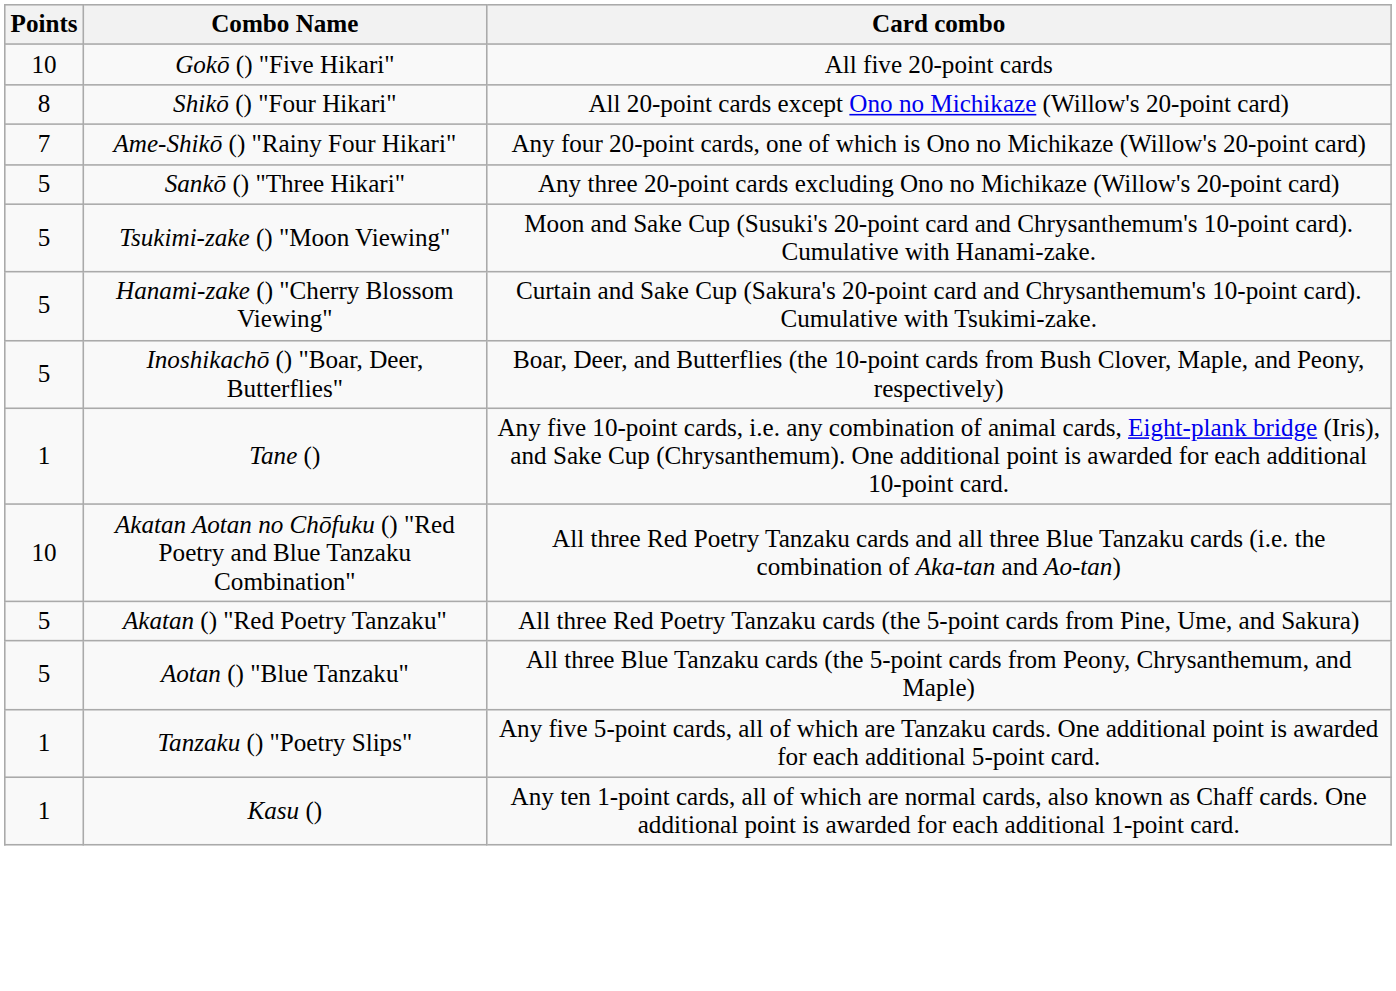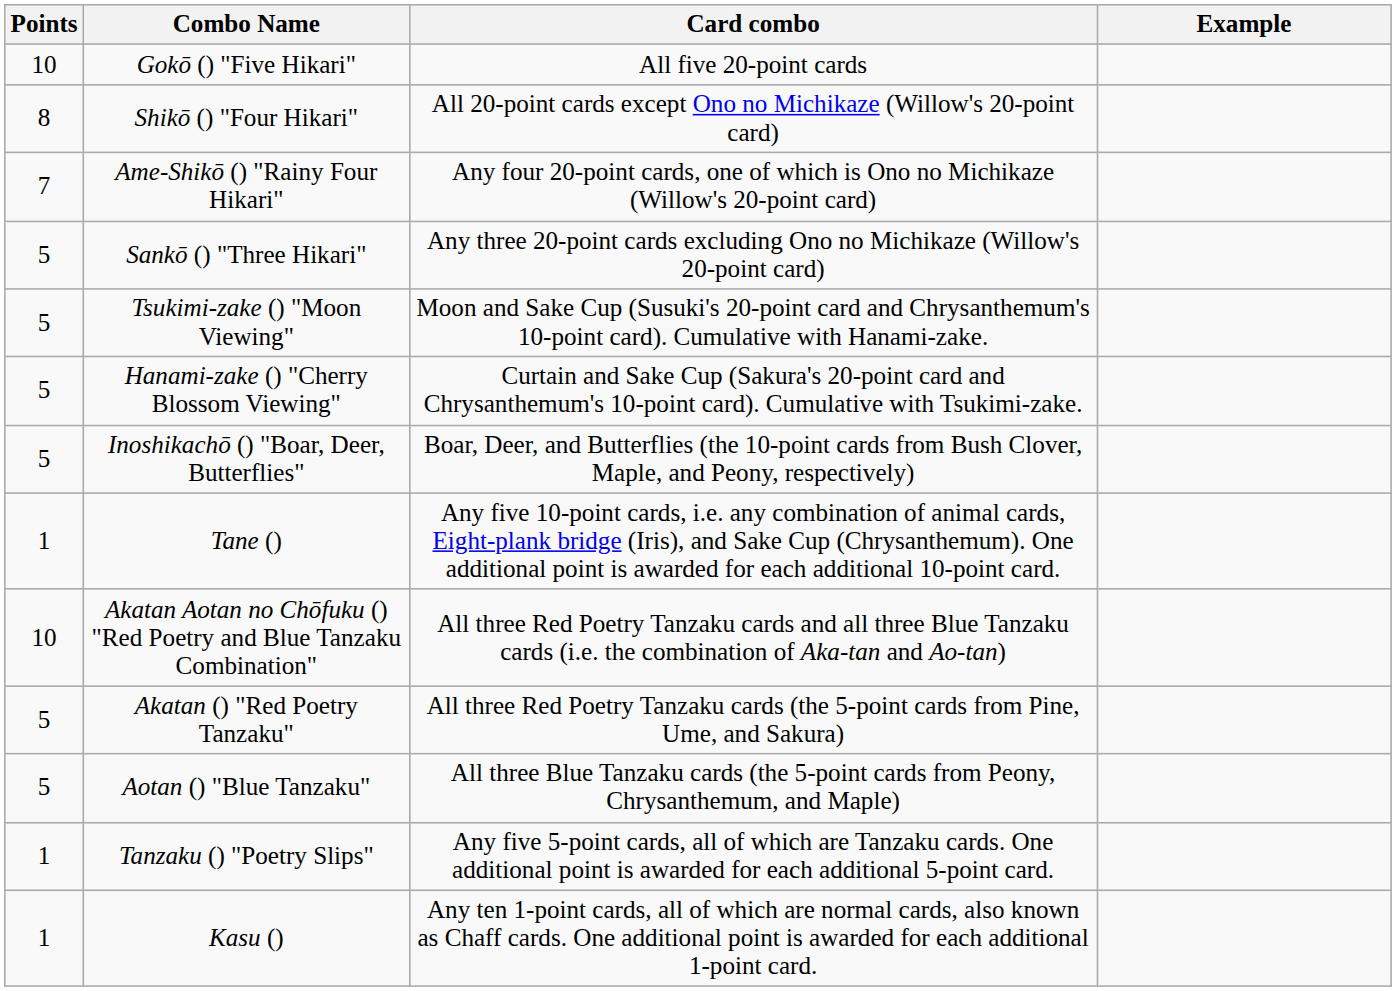+ column: (1244, 24)
